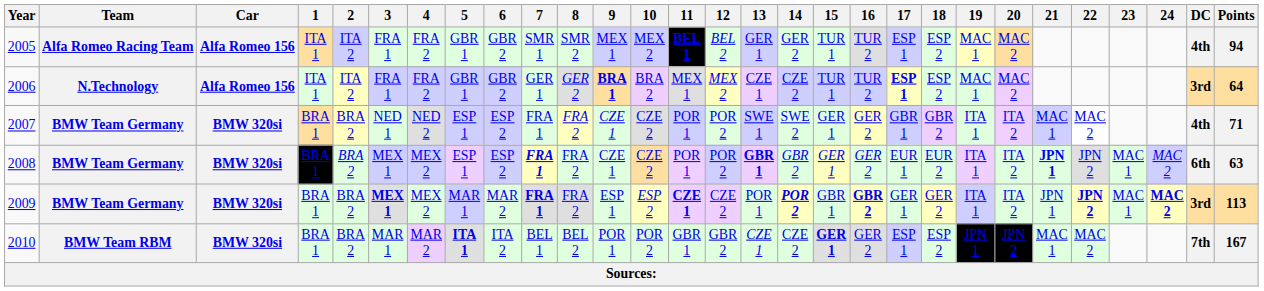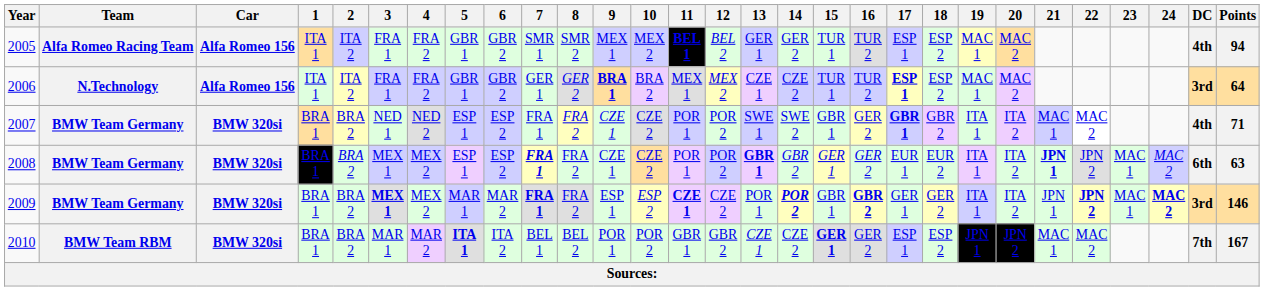(831, 124) GER 1 -> (831, 124) GBR 1
(904, 124) normal -> (905, 124) bold
(1236, 203) 113 -> (1238, 203) 146
